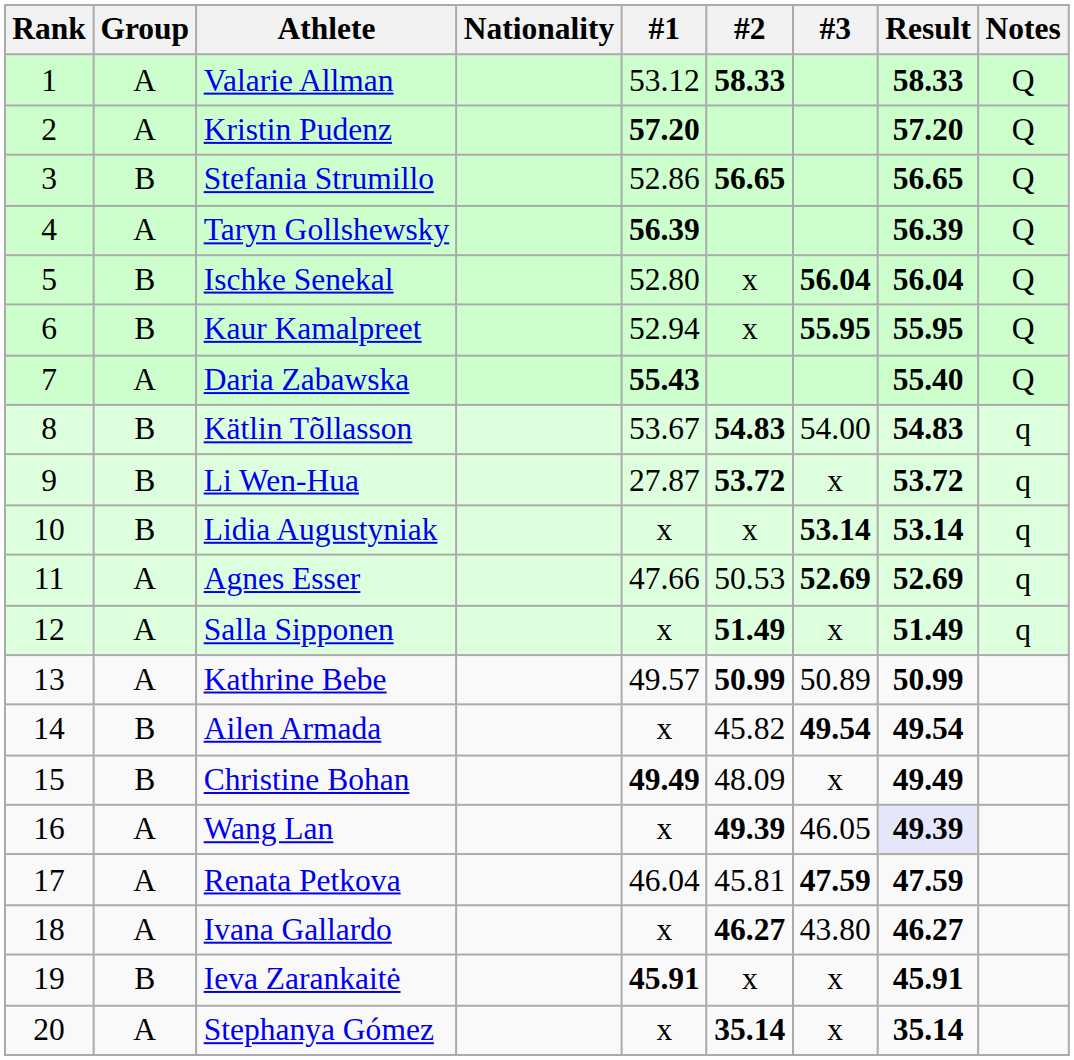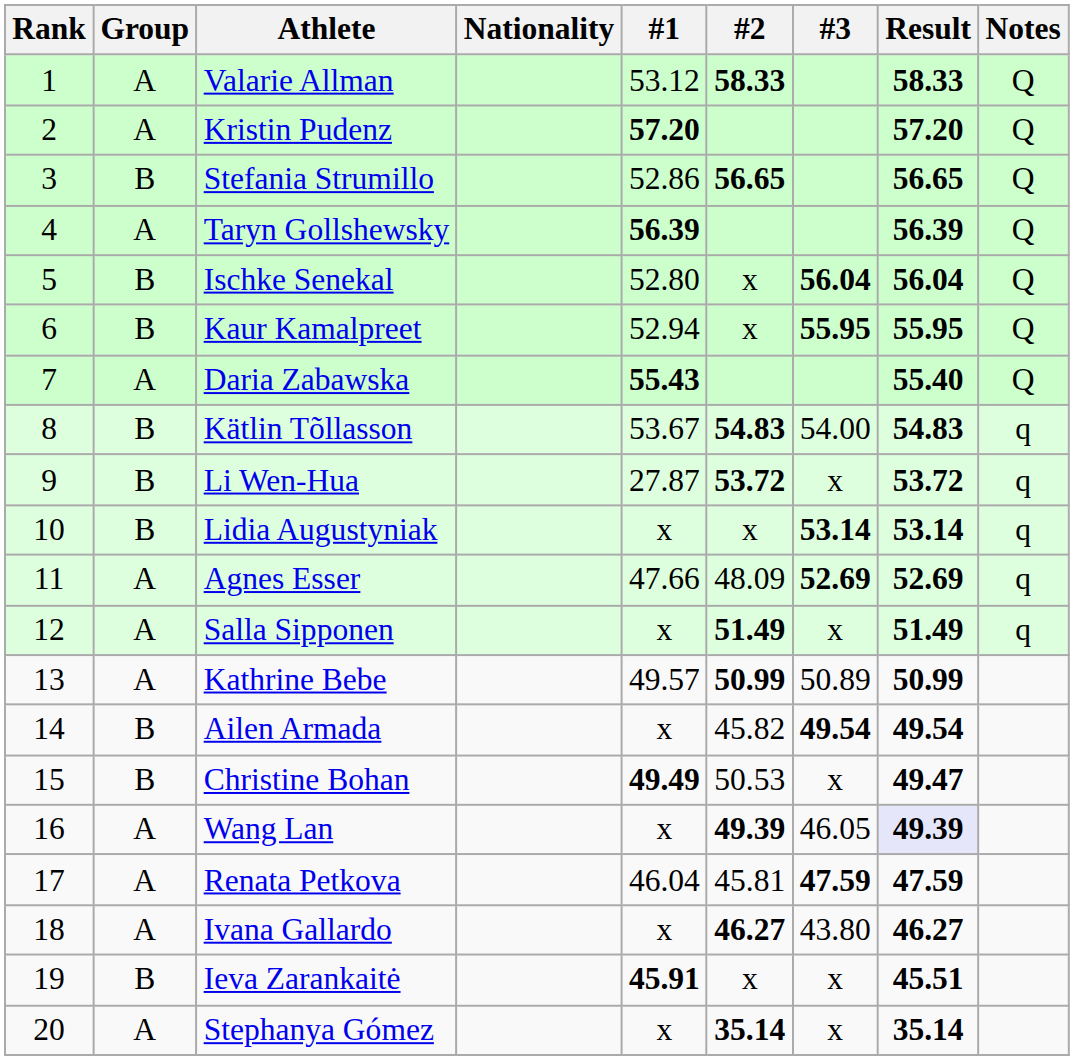(750, 579) 50.53 -> (750, 579) 48.09
(750, 779) 48.09 -> (750, 779) 50.53
(928, 779) 49.49 -> (928, 779) 49.47
(928, 979) 45.91 -> (928, 979) 45.51
